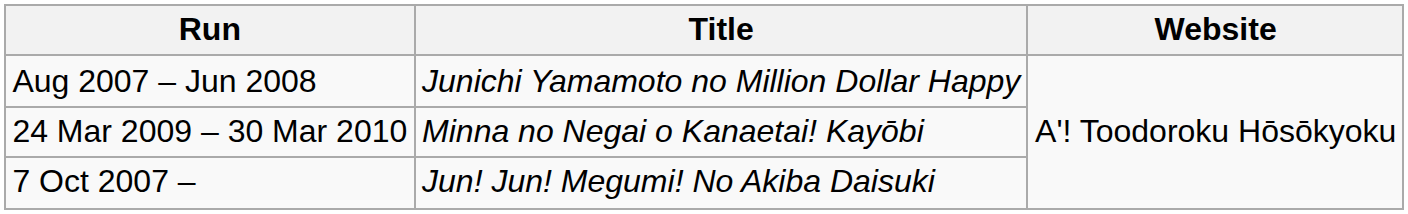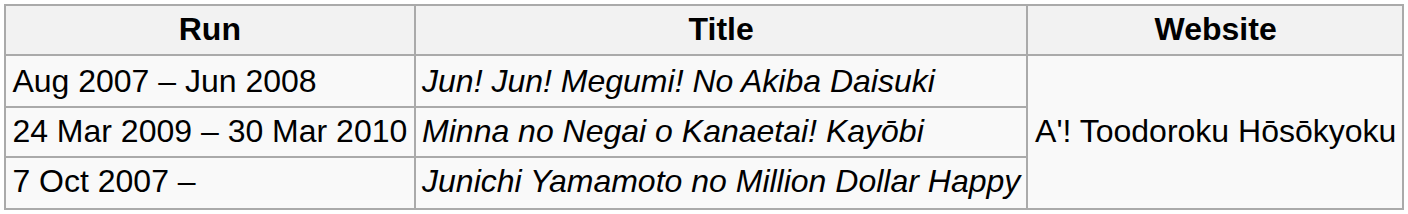(721, 80) Junichi Yamamoto no Million Dollar Happy -> (678, 80) Jun! Jun! Megumi! No Akiba Daisuki
(678, 182) Jun! Jun! Megumi! No Akiba Daisuki -> (721, 182) Junichi Yamamoto no Million Dollar Happy
